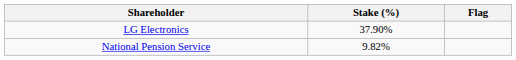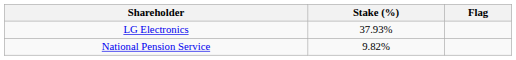(376, 30) 37.90% -> (376, 30) 37.93%
